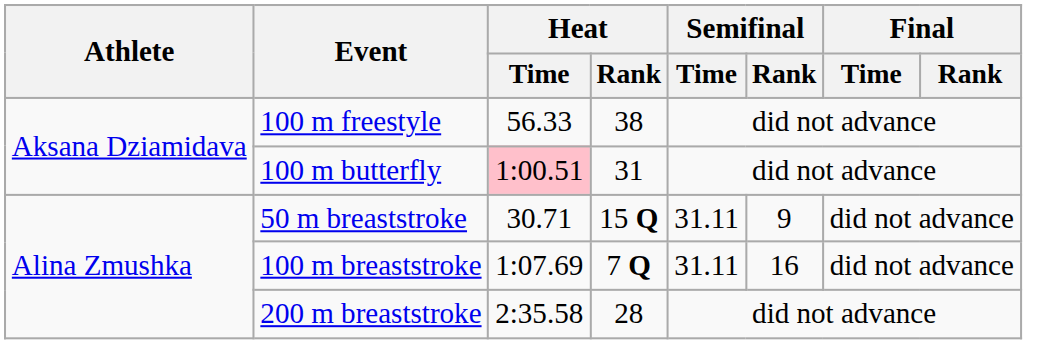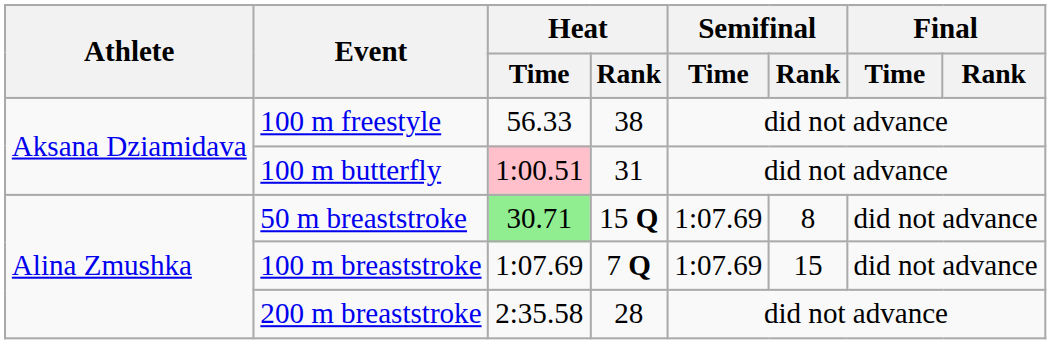(539, 218) no background -> (539, 218) lightgreen background
(707, 218) 31.11 -> (718, 218) 1:07.69
(784, 218) 9 -> (808, 218) 8
(707, 266) 31.11 -> (718, 266) 1:07.69
(784, 266) 16 -> (808, 266) 15
